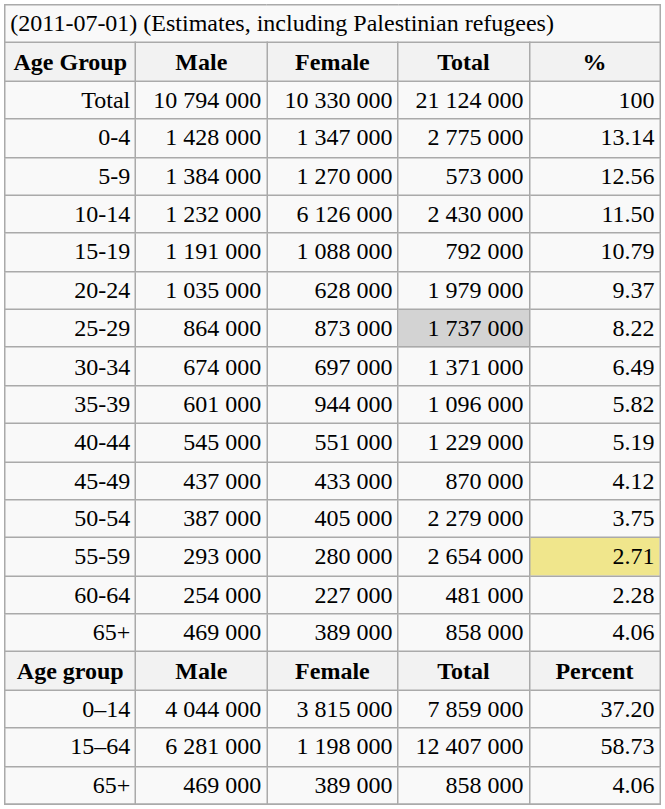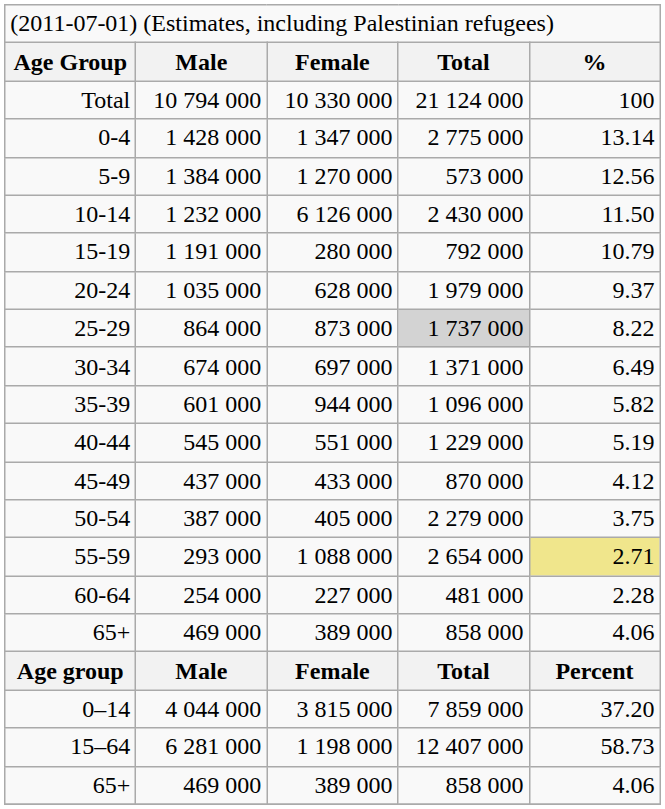(344, 251) 1 088 000 -> (353, 251) 280 000
(353, 556) 280 000 -> (344, 556) 1 088 000
